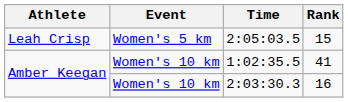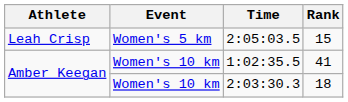(323, 85) 16 -> (323, 85) 18
